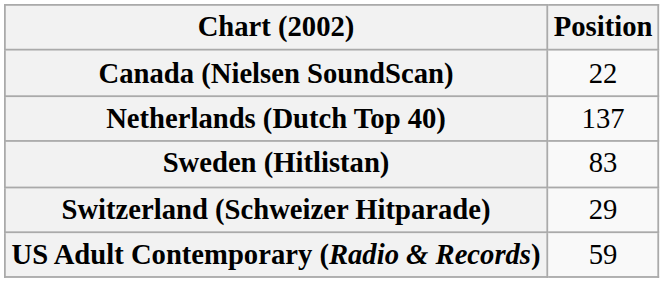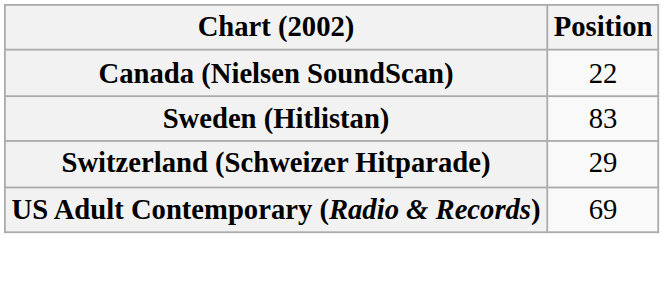- row: (276, 118)
(603, 254) 59 -> (603, 208) 69
